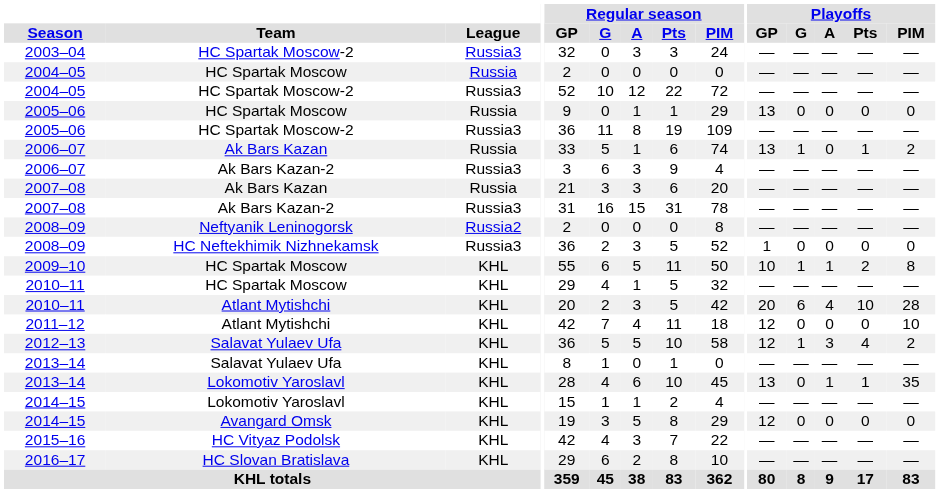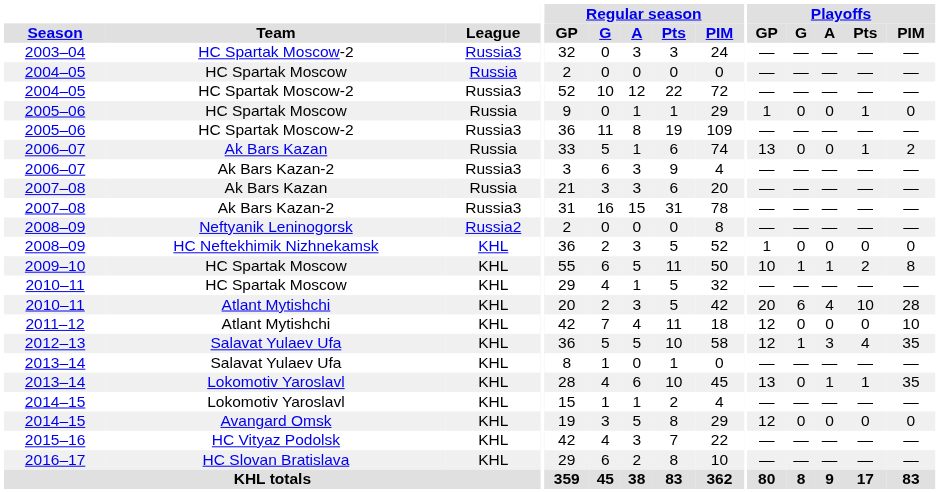(767, 110) 13 -> (767, 110) 1
(865, 110) 0 -> (865, 110) 1
(801, 149) 1 -> (801, 149) 0
(493, 246) Russia3 -> (493, 246) KHL
(911, 343) 2 -> (911, 343) 35
